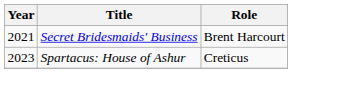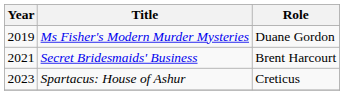+ row: (145, 36)
